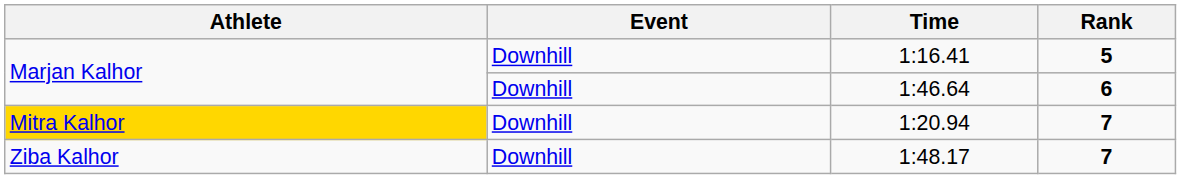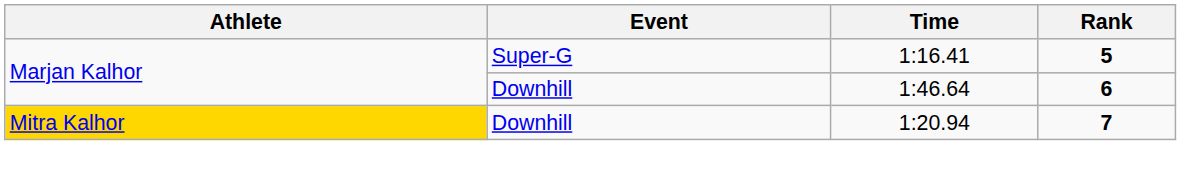(532, 56) Downhill -> (532, 56) Super-G
- row: (934, 157)
